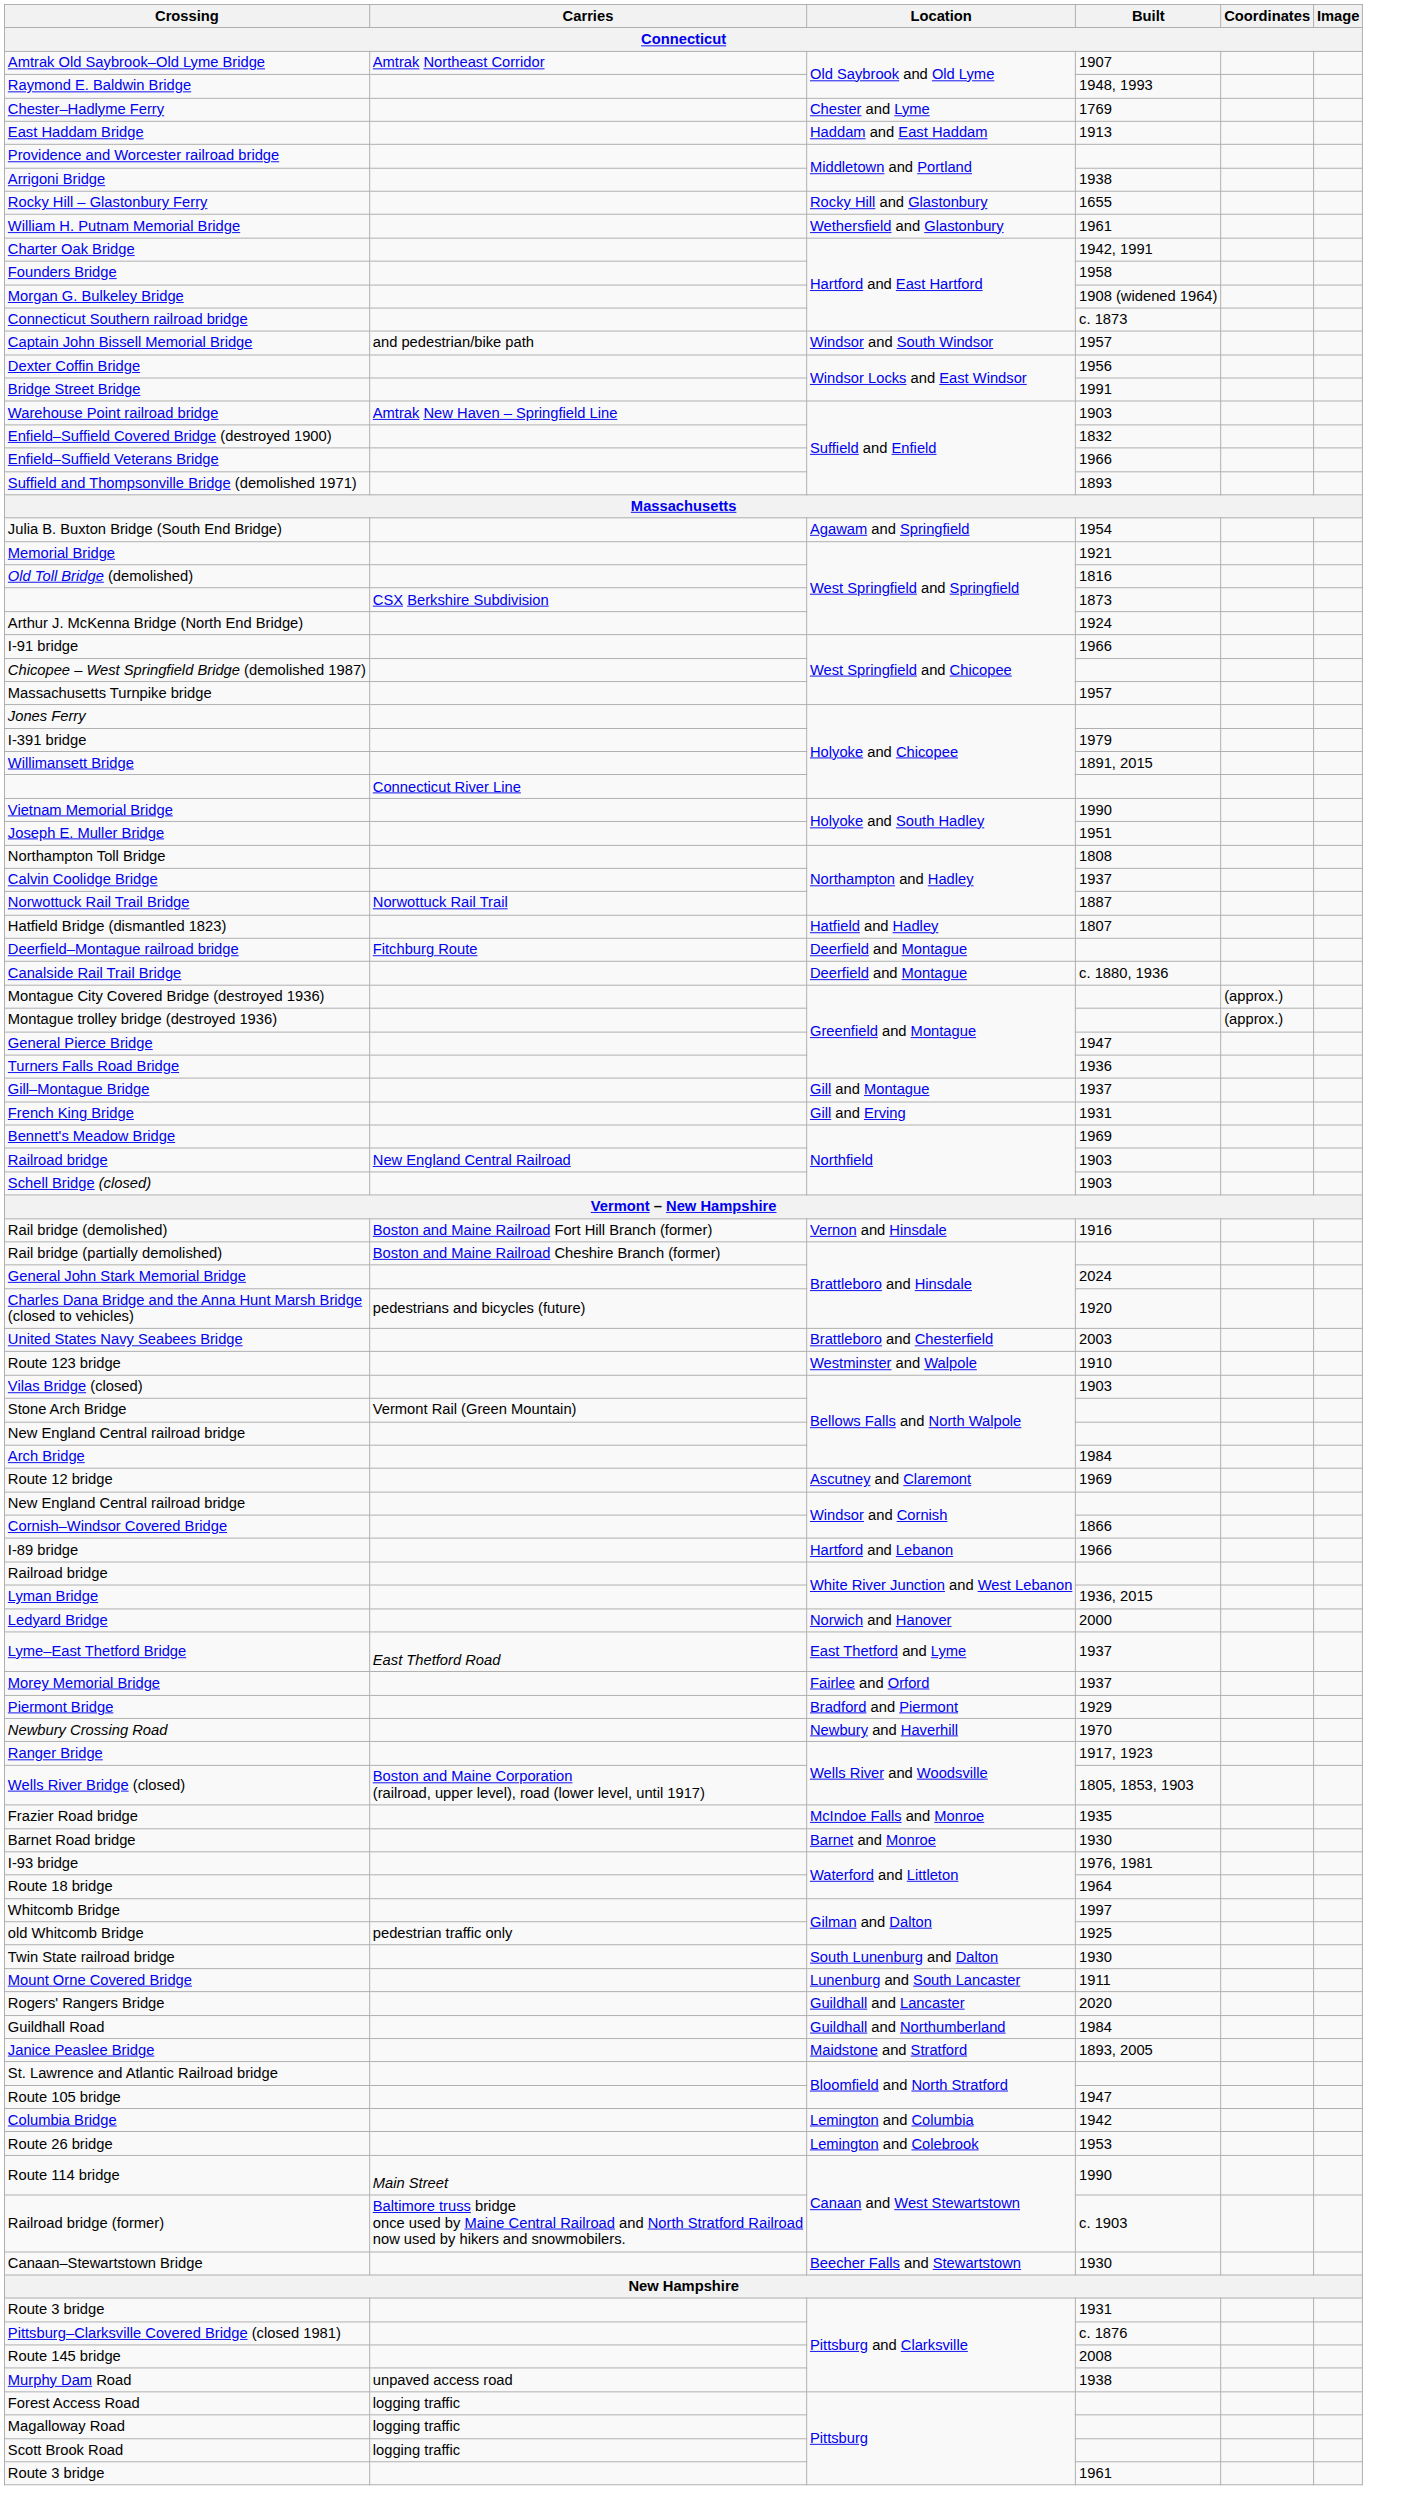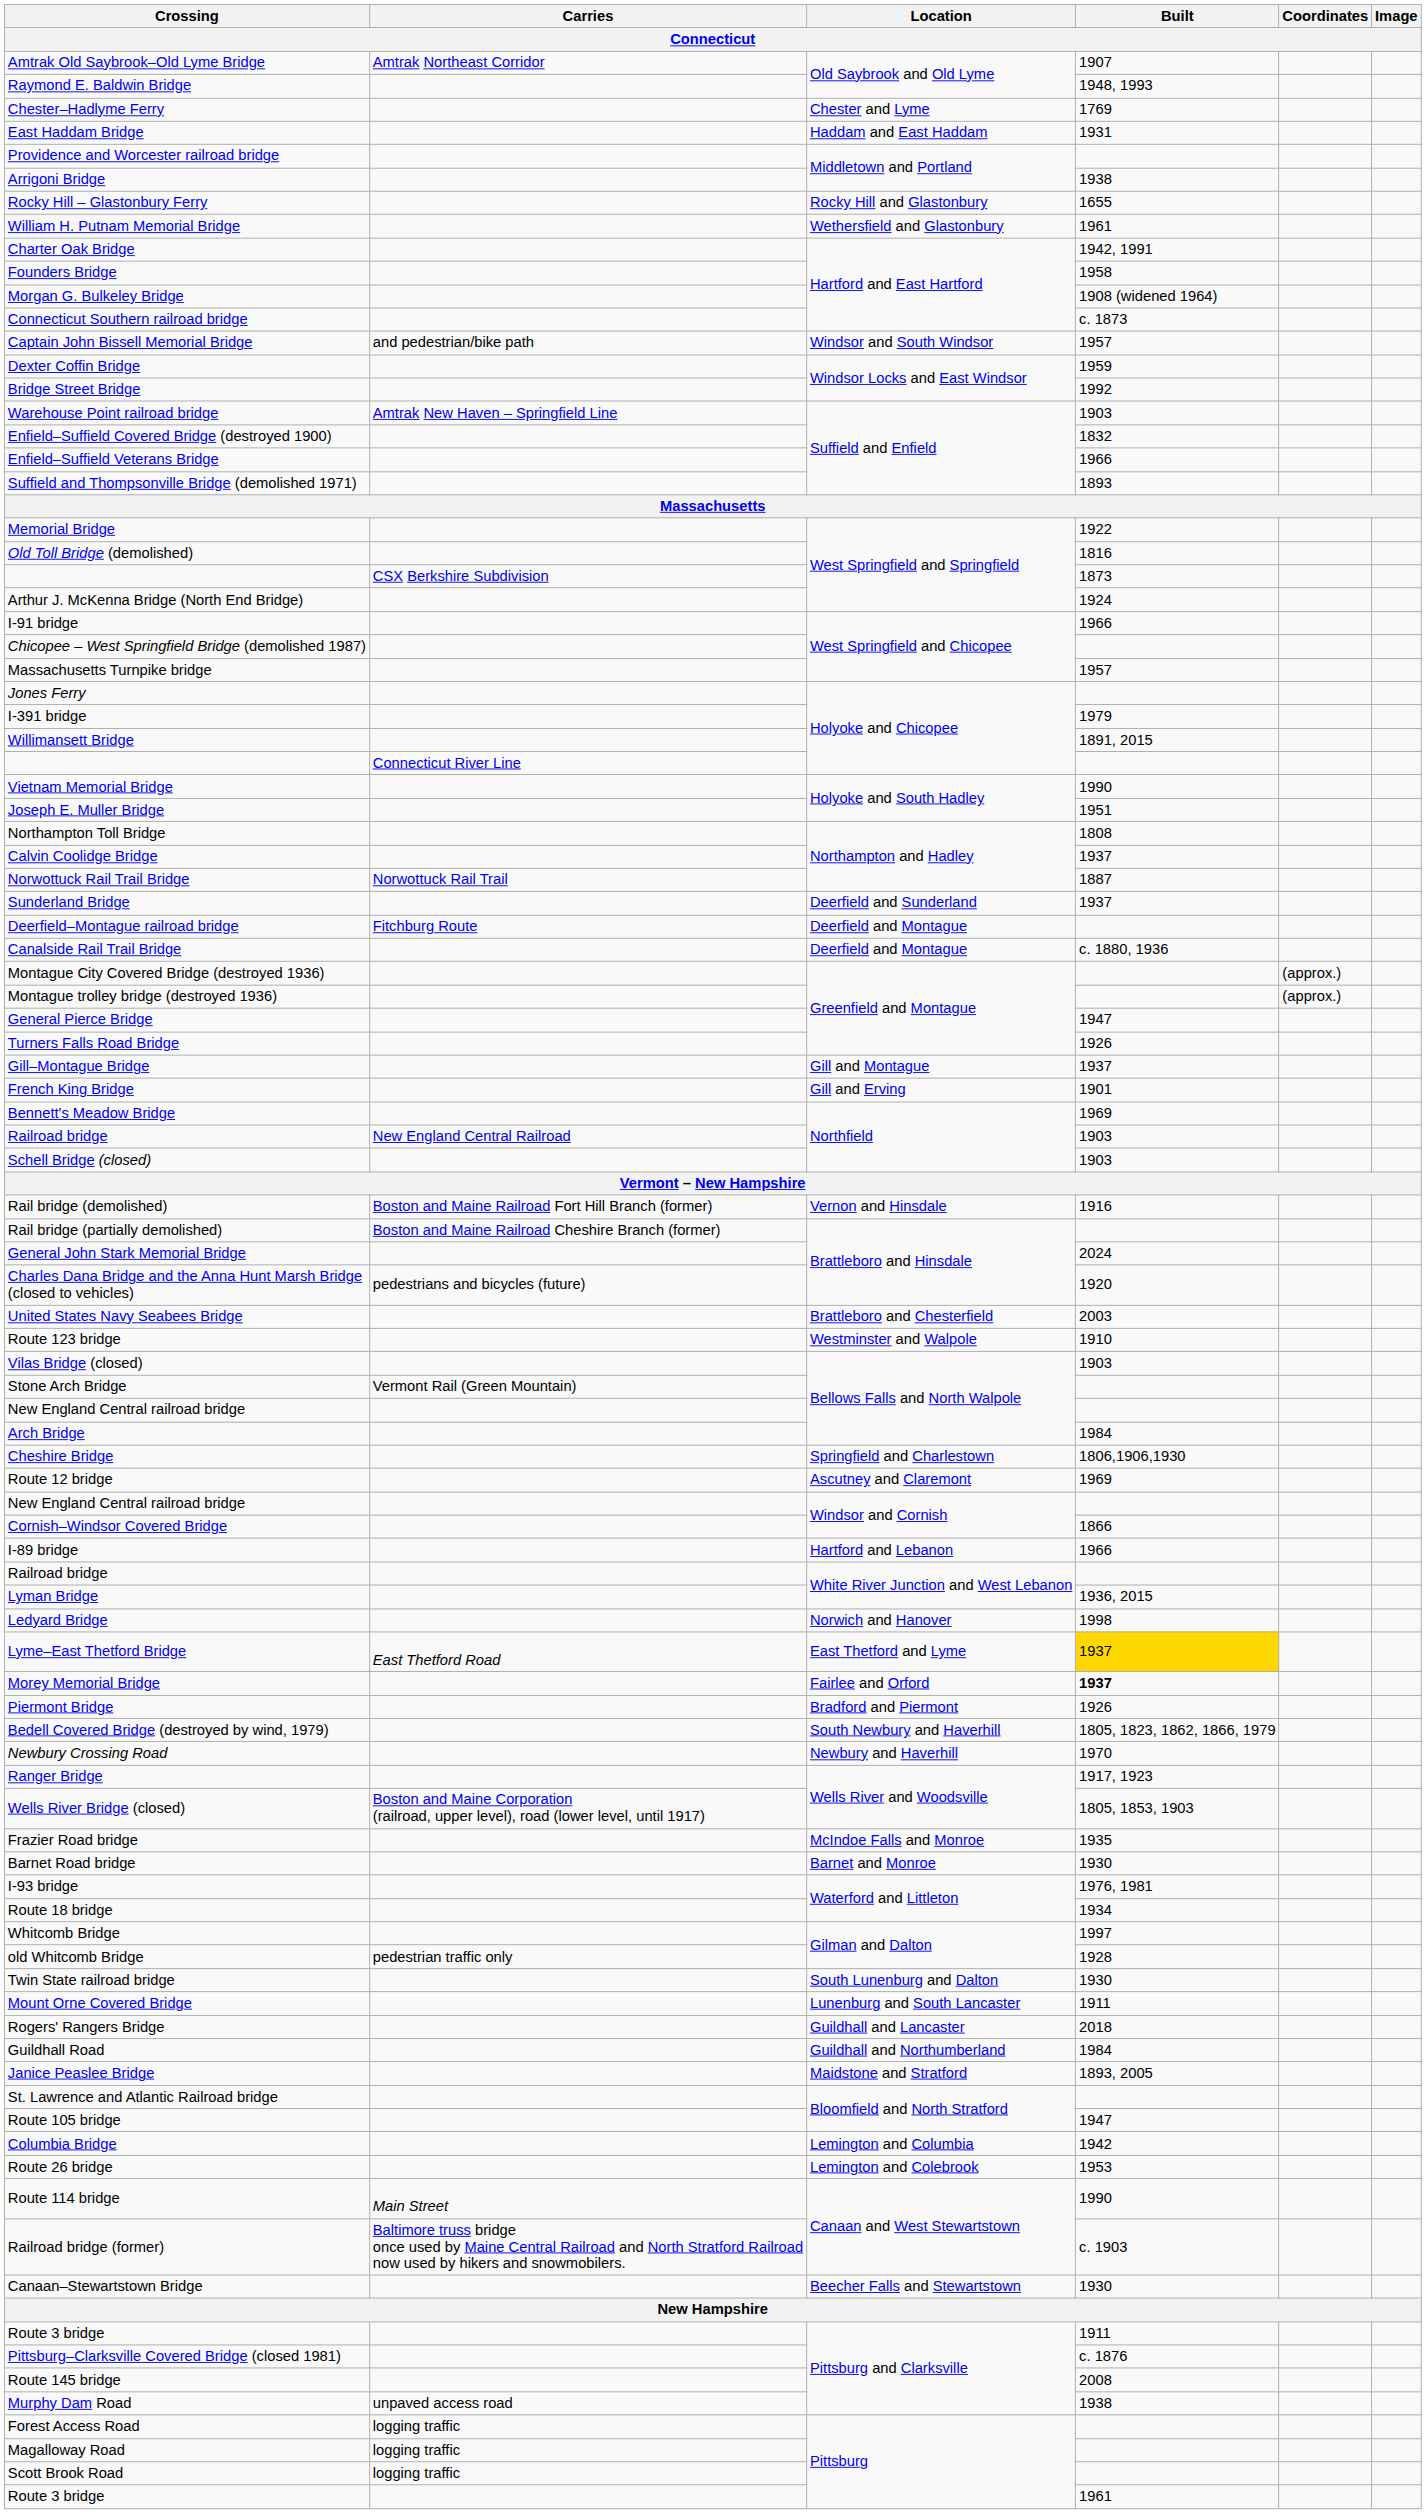(1095, 132) 1913 -> (1095, 132) 1931
(1095, 366) 1956 -> (1095, 366) 1959
(1095, 389) 1991 -> (1095, 389) 1992
- row: (145, 529)
(1095, 553) 1921 -> (1095, 529) 1922
- row: (117, 926)
+ row: (69, 903)
(1095, 1066) 1936 -> (1095, 1043) 1926
(1095, 1113) 1931 -> (1095, 1090) 1901
+ row: (61, 1456)
(1095, 1620) 2000 -> (1095, 1620) 1998
(1095, 1651) no background -> (1095, 1651) gold background
(1095, 1683) normal -> (1095, 1683) bold
(1095, 1706) 1929 -> (1095, 1706) 1926
+ row: (168, 1730)
(1095, 1886) 1964 -> (1095, 1910) 1934
(1095, 1933) 1925 -> (1095, 1956) 1928
(1095, 2003) 2020 -> (1095, 2026) 2018
(1095, 2309) 1931 -> (1095, 2333) 1911
